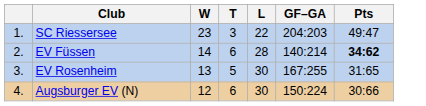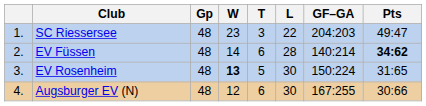+ column: (205, 14)
(205, 71) normal -> (233, 71) bold
(305, 71) 167:255 -> (333, 71) 150:224
(305, 91) 150:224 -> (333, 91) 167:255
